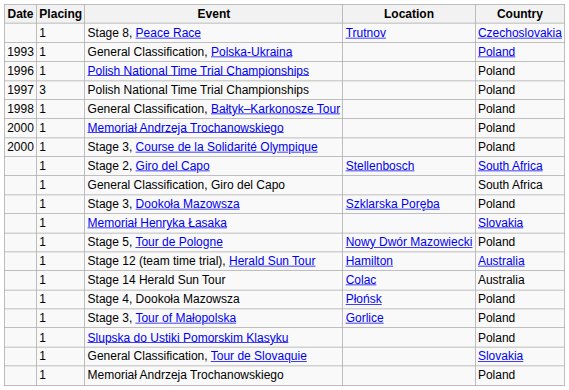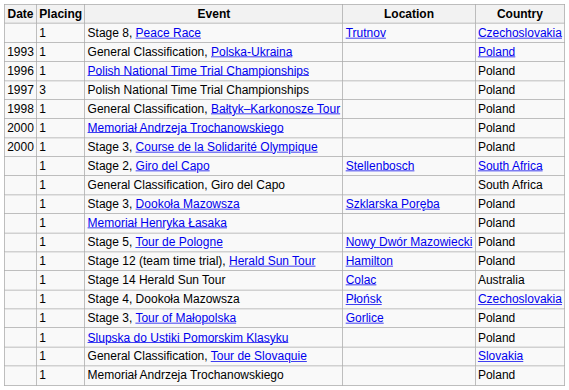(501, 223) Slovakia -> (497, 223) Poland
(501, 261) Australia -> (497, 261) Poland
(497, 299) Poland -> (520, 299) Czechoslovakia
